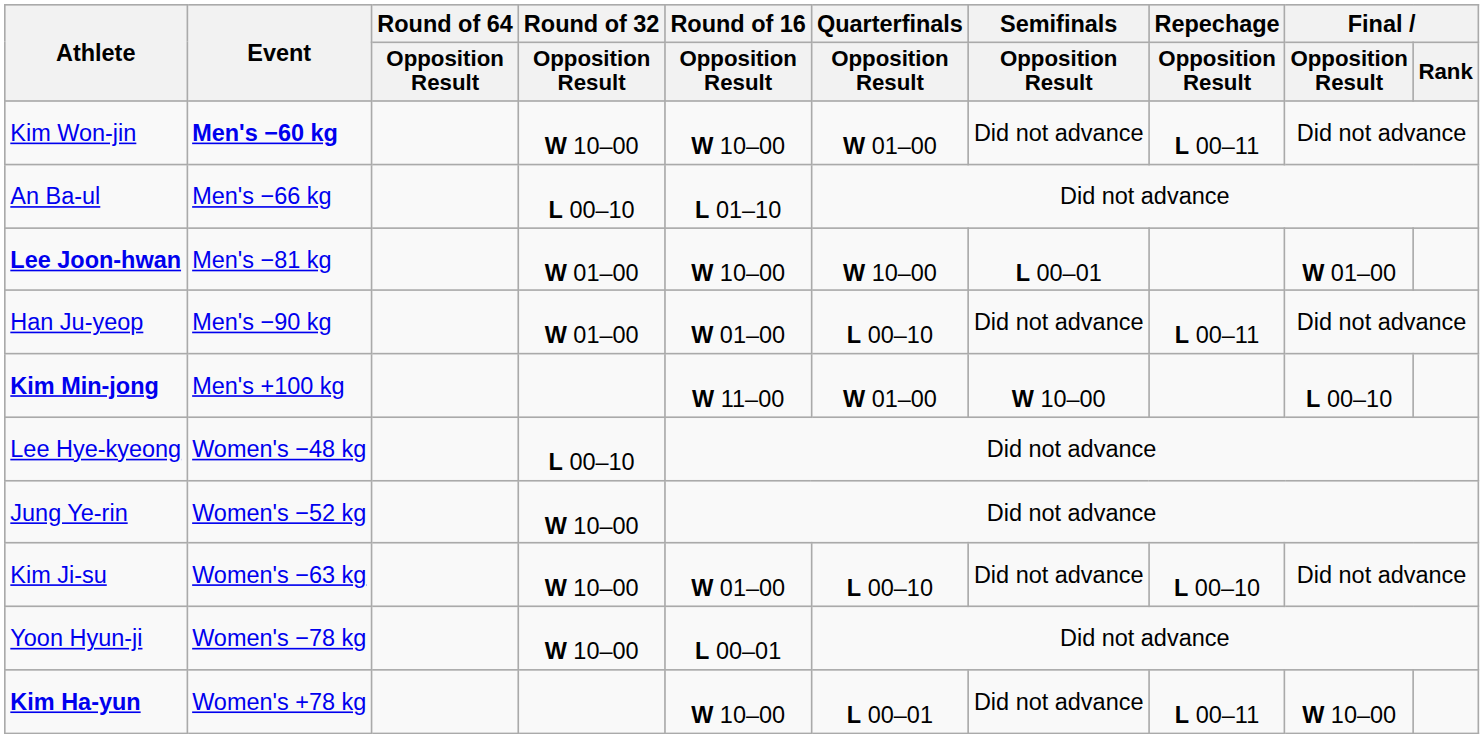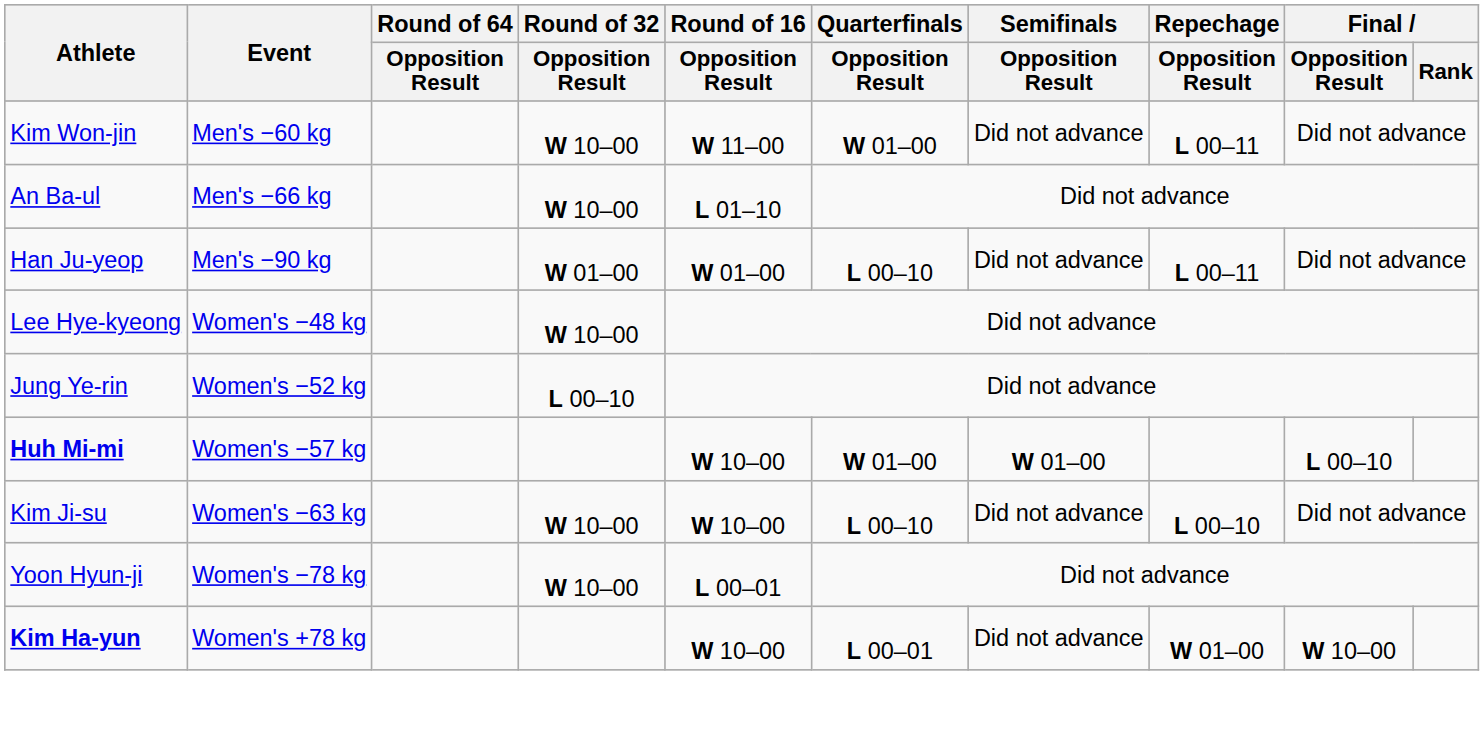(265, 133) bold -> (262, 133) normal
(738, 146) W 10–00 -> (738, 146) W 11–00
(592, 210) L 00–10 -> (592, 210) W 10–00
- row: (96, 260)
- row: (85, 386)
(592, 462) L 00–10 -> (592, 336) W 10–00
(592, 525) W 10–00 -> (592, 399) L 00–10
+ row: (67, 449)
(738, 588) W 01–00 -> (738, 525) W 10–00
(1217, 715) L 00–11 -> (1217, 652) W 01–00
